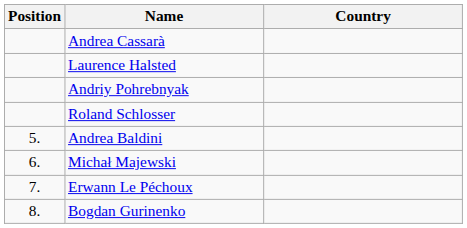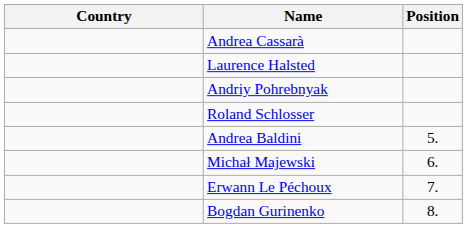columns swapped: (34, 16) <-> (363, 16)
